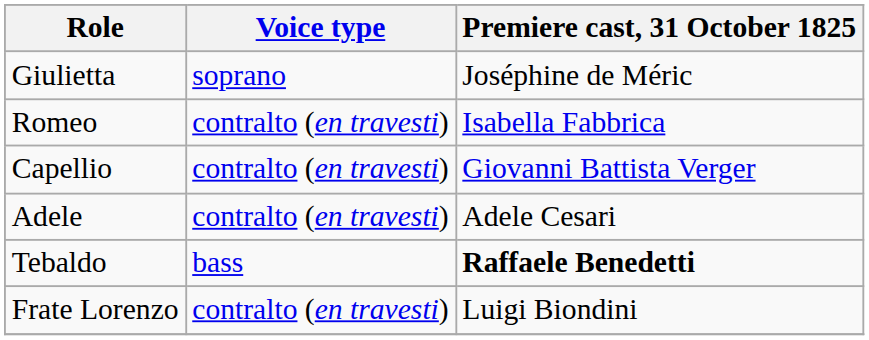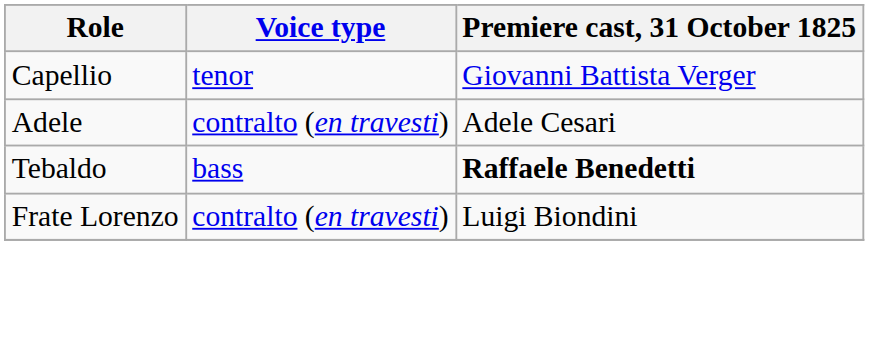- row: (64, 74)
- row: (54, 121)
(320, 168) contralto (en travesti) -> (223, 74) tenor
